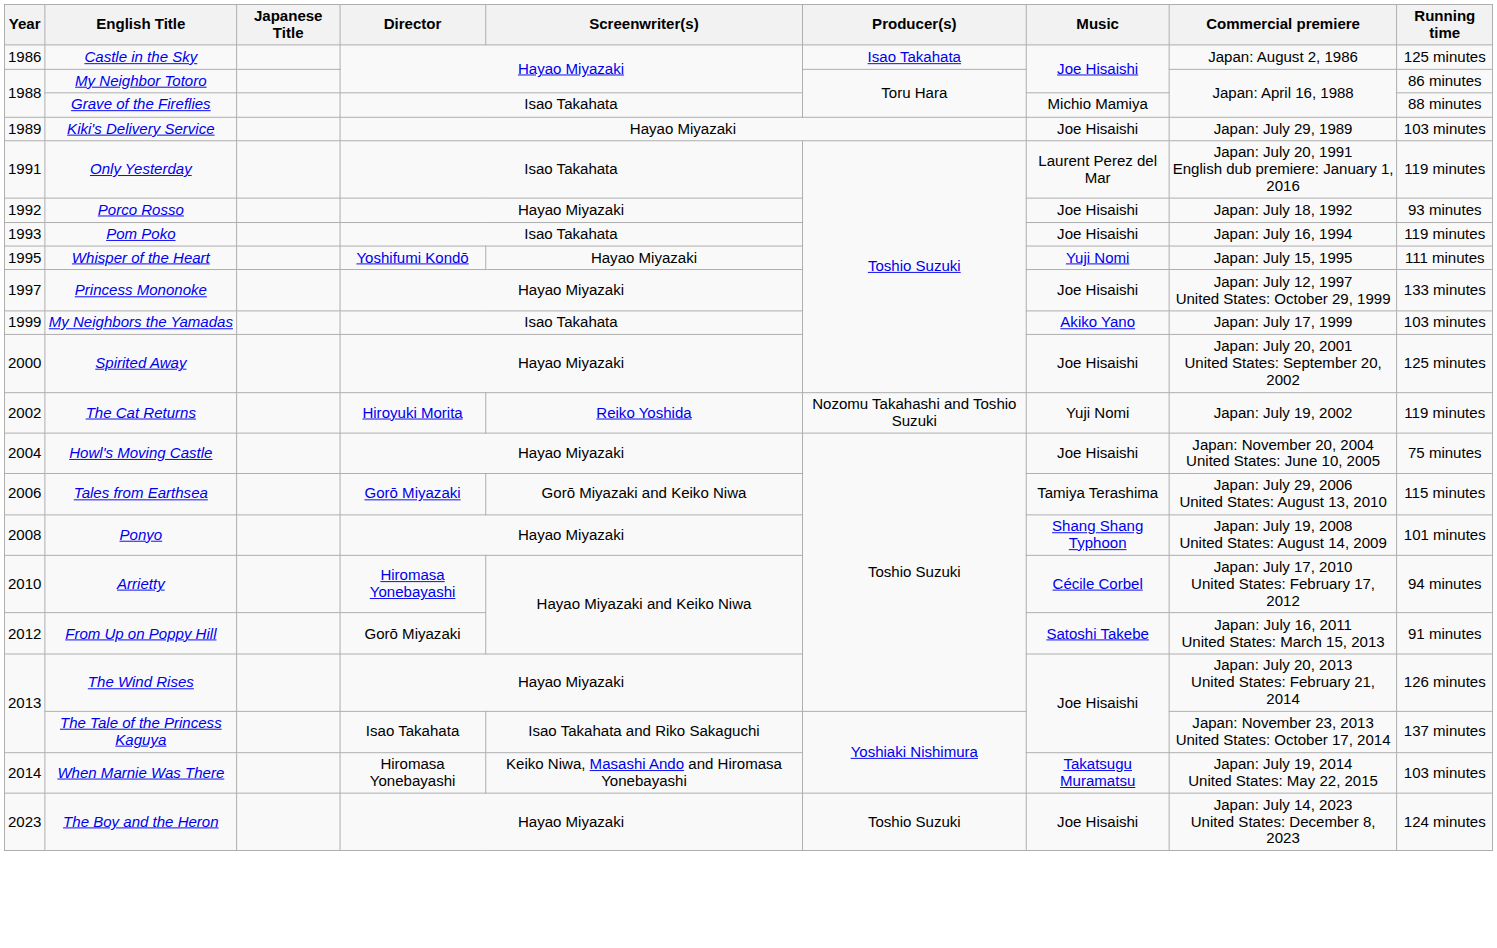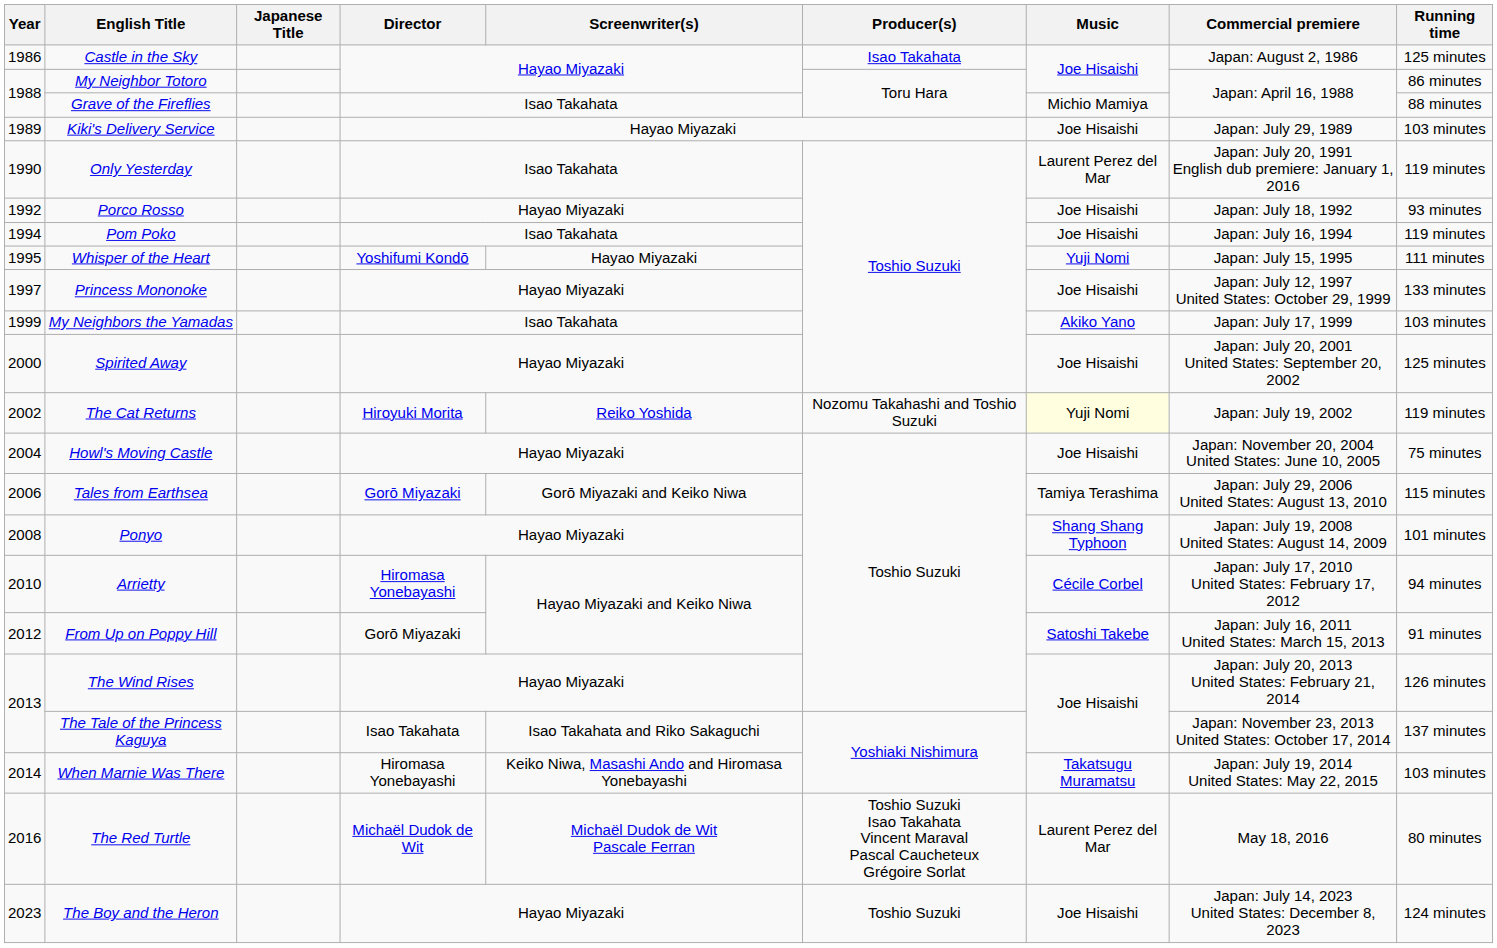(25, 169) 1991 -> (25, 169) 1990
(25, 234) 1993 -> (25, 234) 1994
(1098, 412) no background -> (1098, 412) lightyellow background
+ row: (141, 838)
